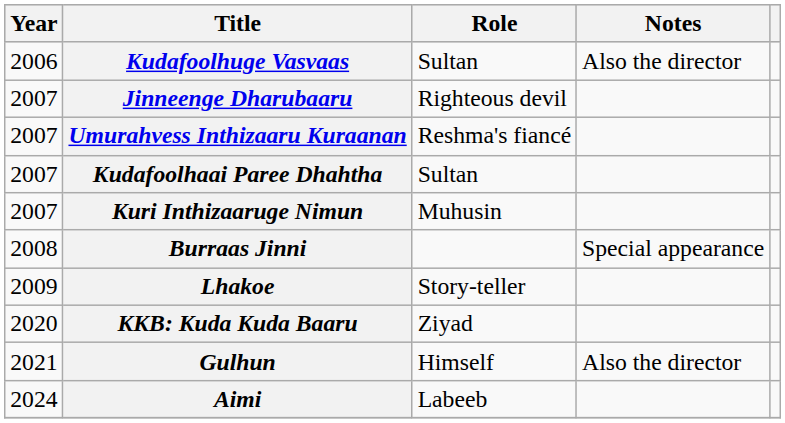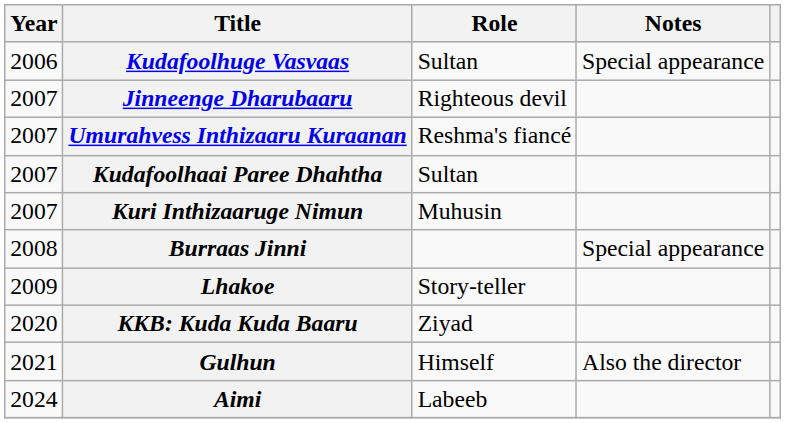(662, 60) Also the director -> (673, 60) Special appearance
